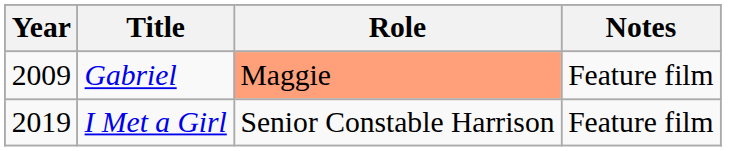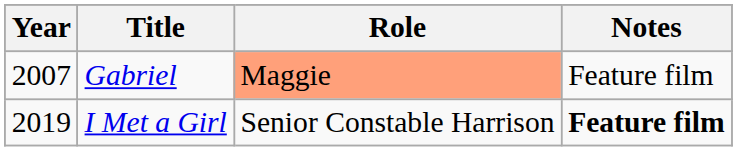(41, 74) 2009 -> (41, 74) 2007
(641, 121) normal -> (646, 121) bold
